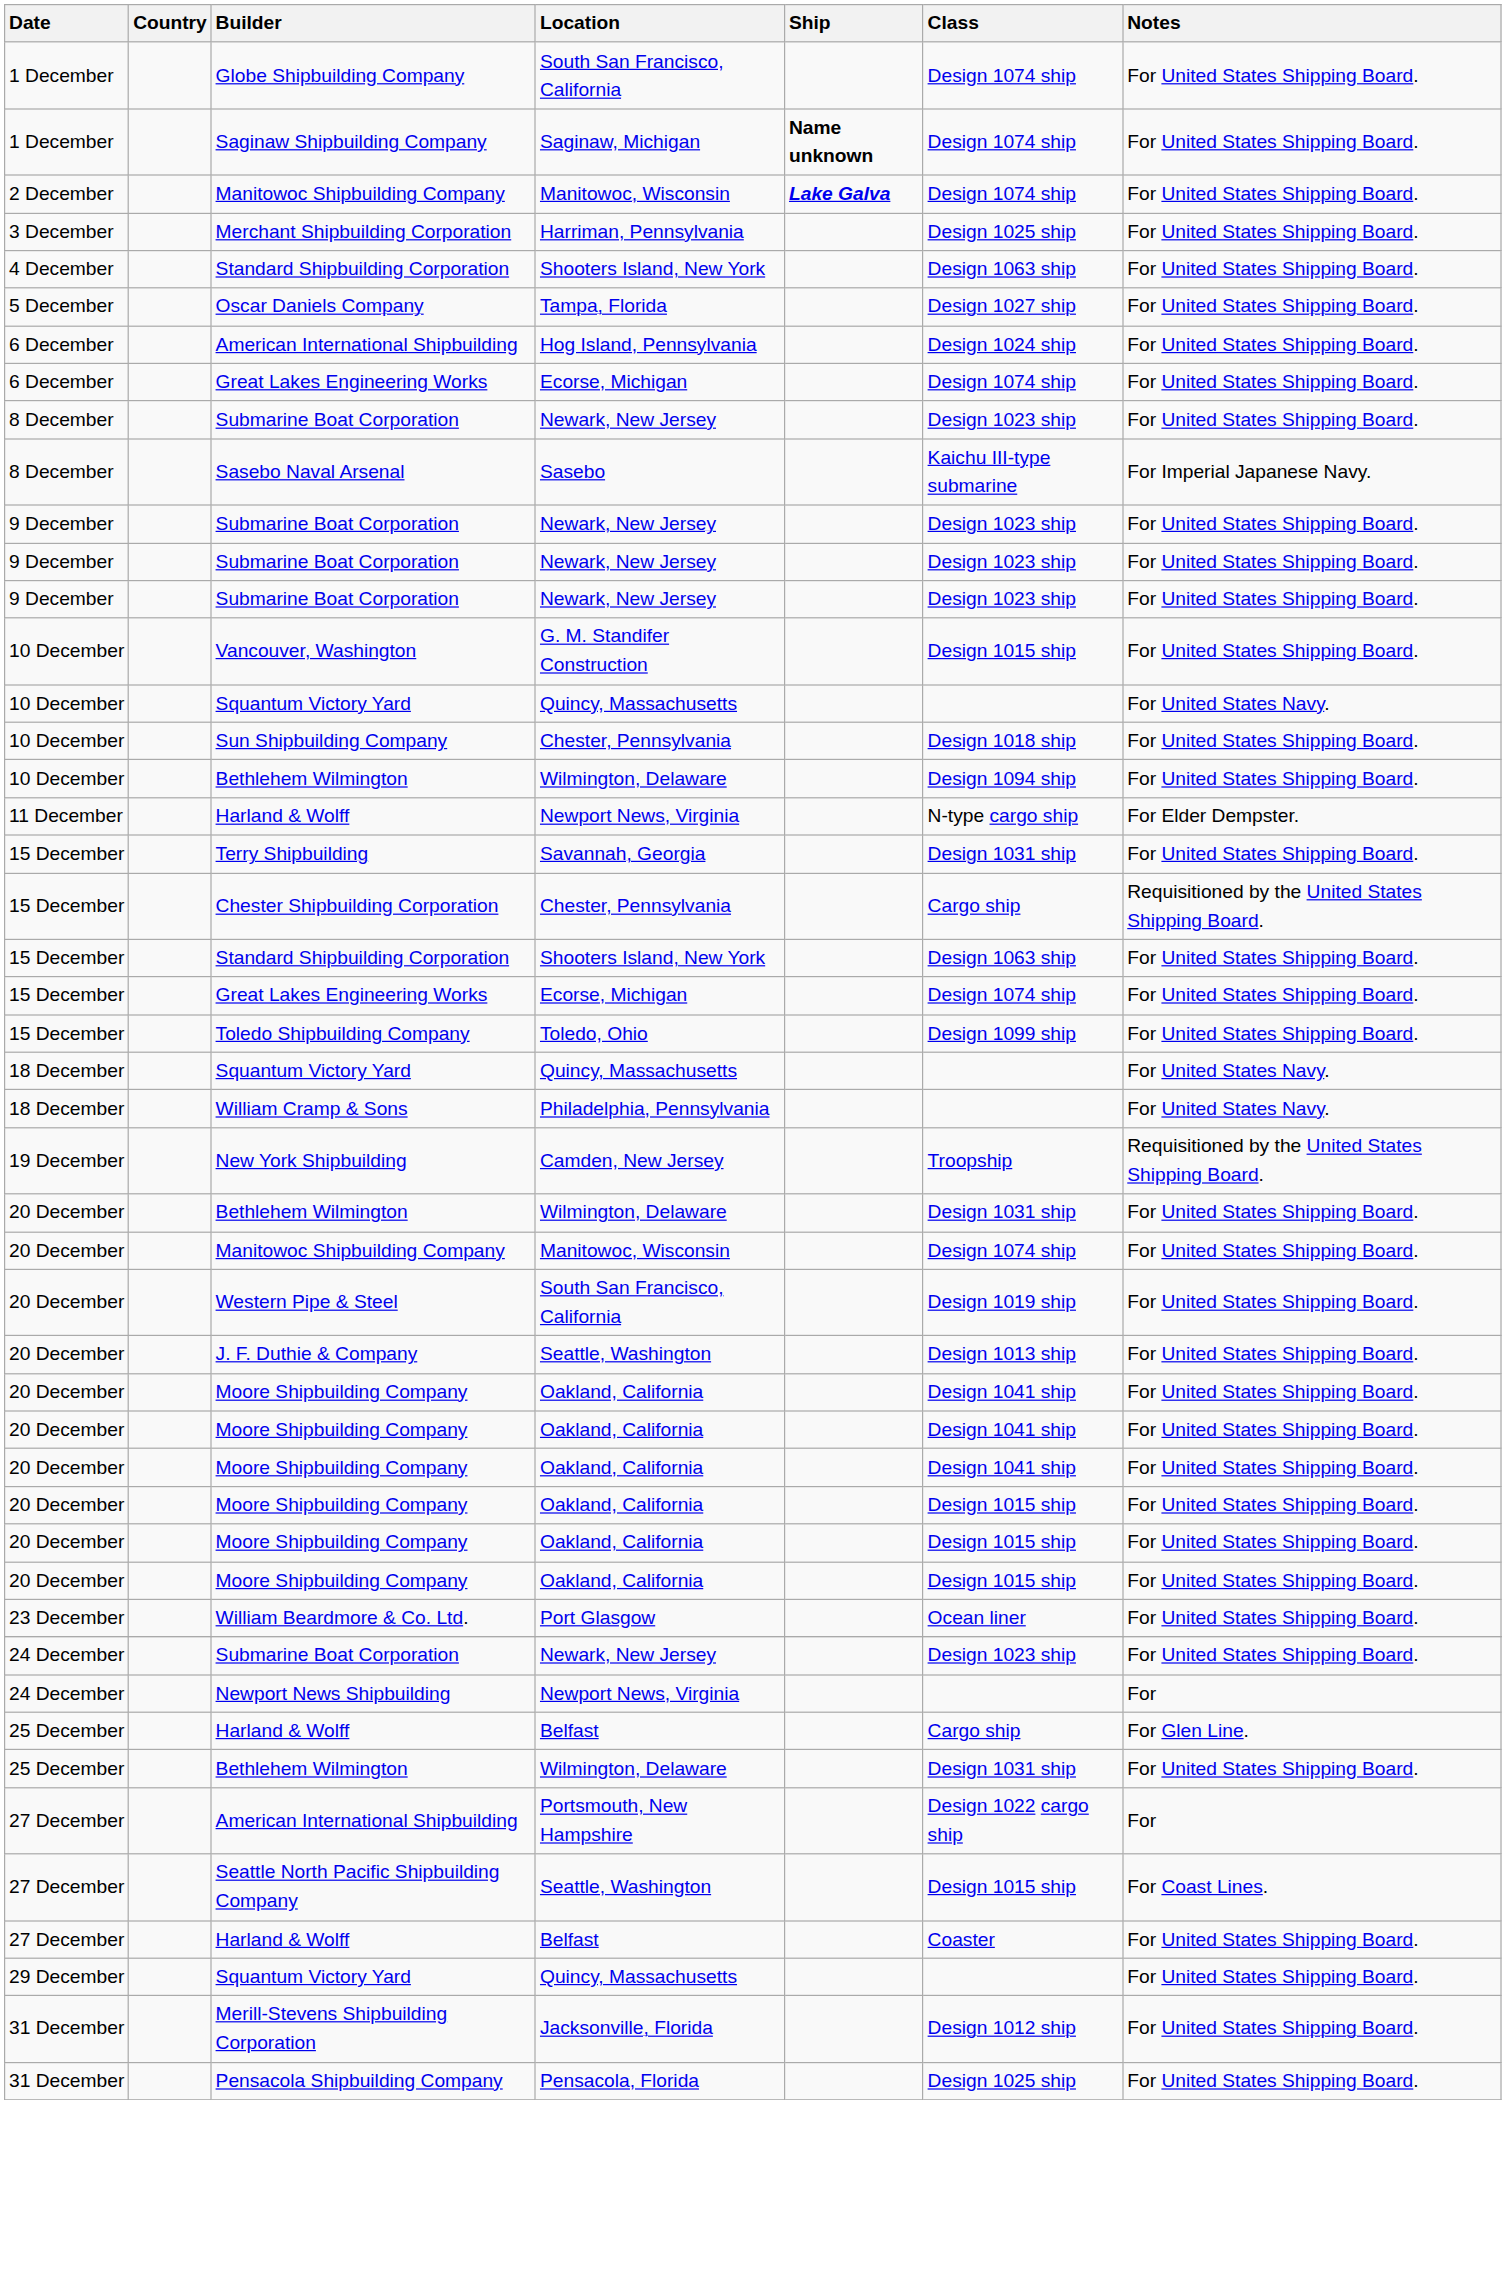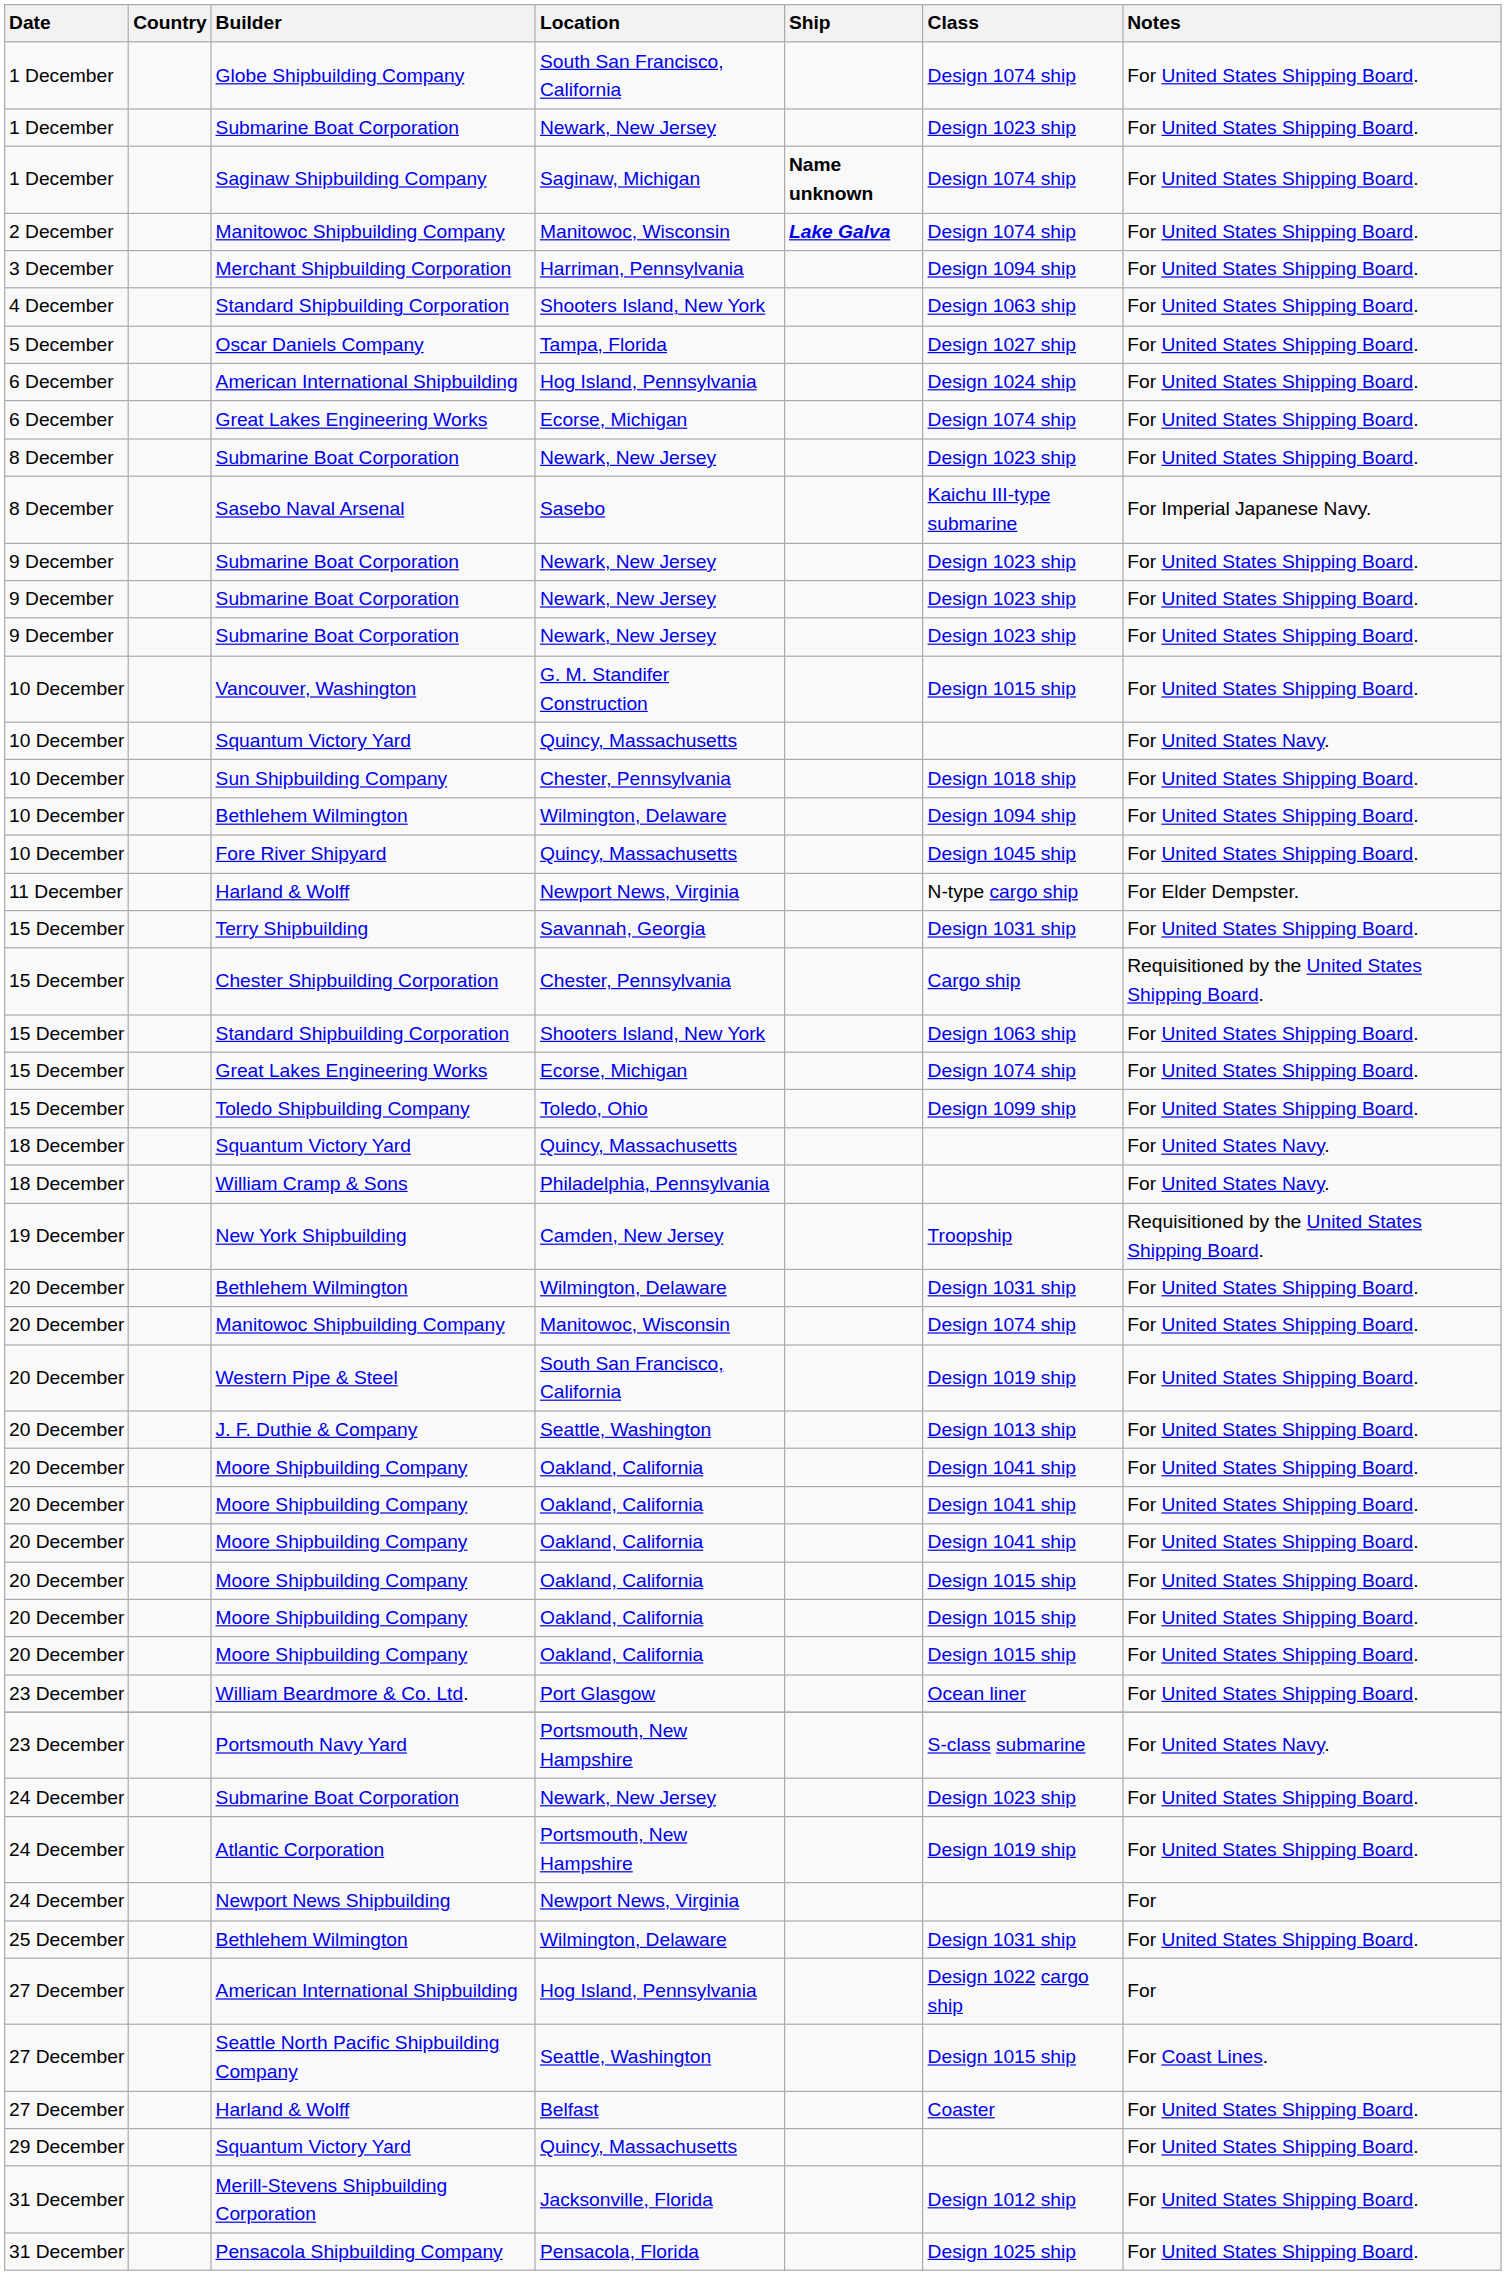+ row: (61, 127)
(1002, 231) Design 1025 ship -> (1002, 269) Design 1094 ship
+ row: (67, 853)
+ row: (67, 1745)
+ row: (67, 1849)
- row: (67, 1730)
(614, 1820) Portsmouth, New Hampshire -> (648, 1991) Hog Island, Pennsylvania
